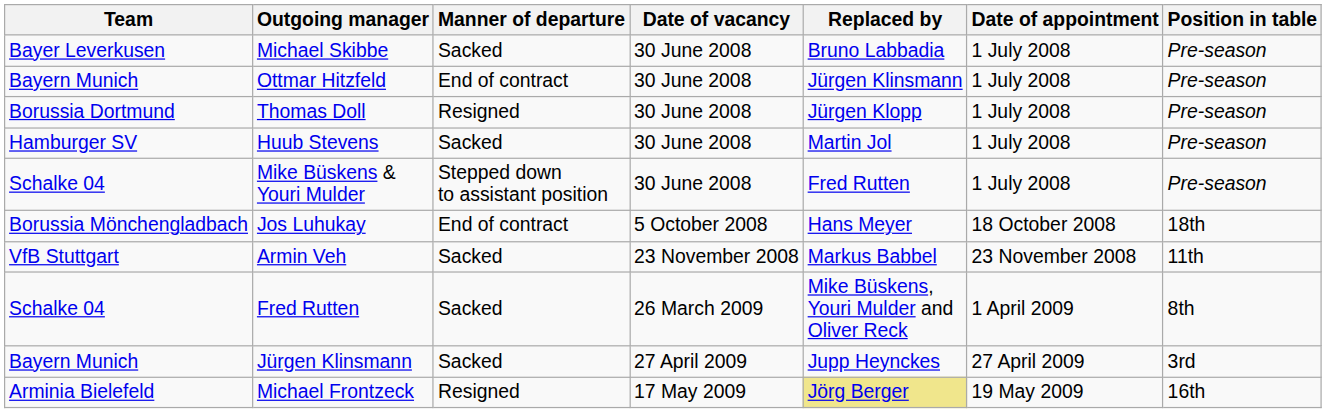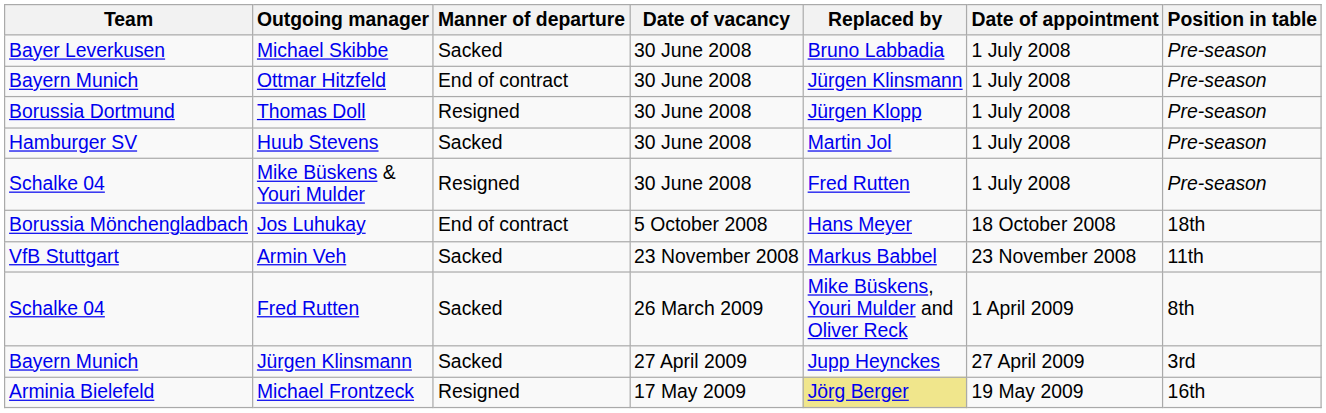(523, 184) Stepped down to assistant position -> (479, 184) Resigned
